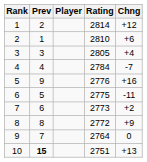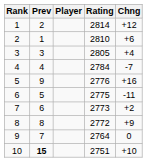(129, 150) +13 -> (129, 150) +10
